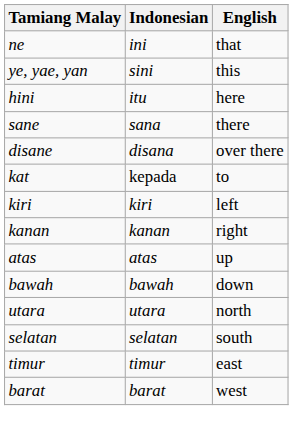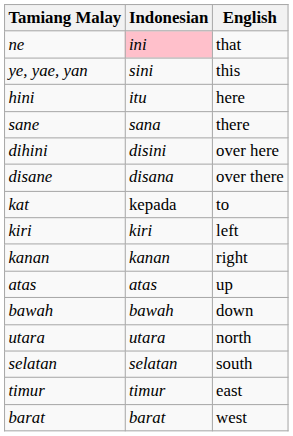(138, 44) no background -> (138, 44) pink background
+ row: (28, 151)
